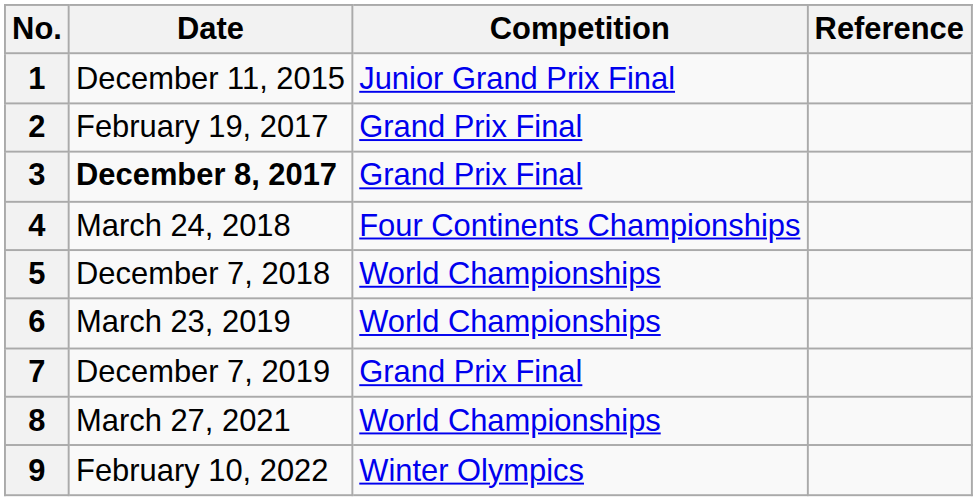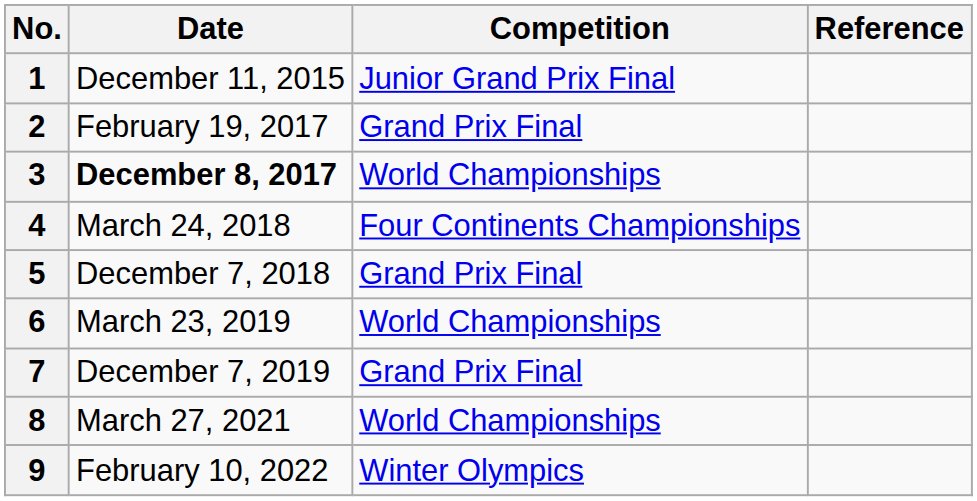(471, 175) Grand Prix Final -> (510, 175) World Championships
(510, 273) World Championships -> (471, 273) Grand Prix Final
